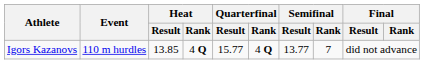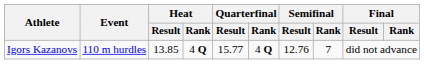(296, 50) 13.77 -> (296, 50) 12.76
